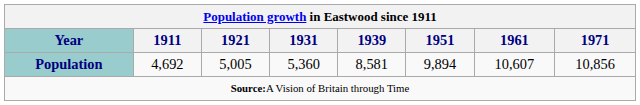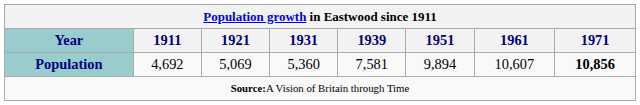(235, 64) 5,005 -> (235, 64) 5,069
(372, 64) 8,581 -> (372, 64) 7,581
(595, 64) normal -> (595, 64) bold
